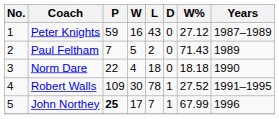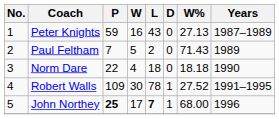(194, 31) 27.12 -> (194, 31) 27.13
(151, 104) normal -> (151, 104) bold
(194, 104) 67.99 -> (194, 104) 68.00
